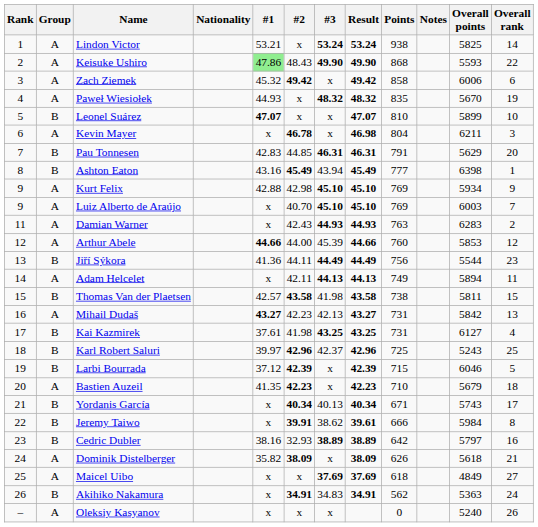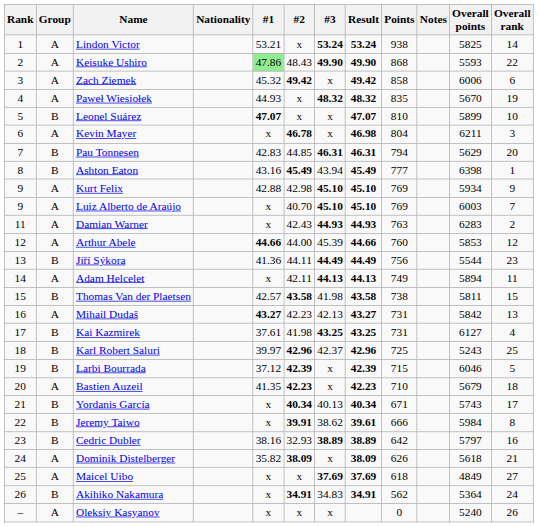(399, 152) 791 -> (399, 152) 794
(470, 494) 5363 -> (470, 494) 5364
